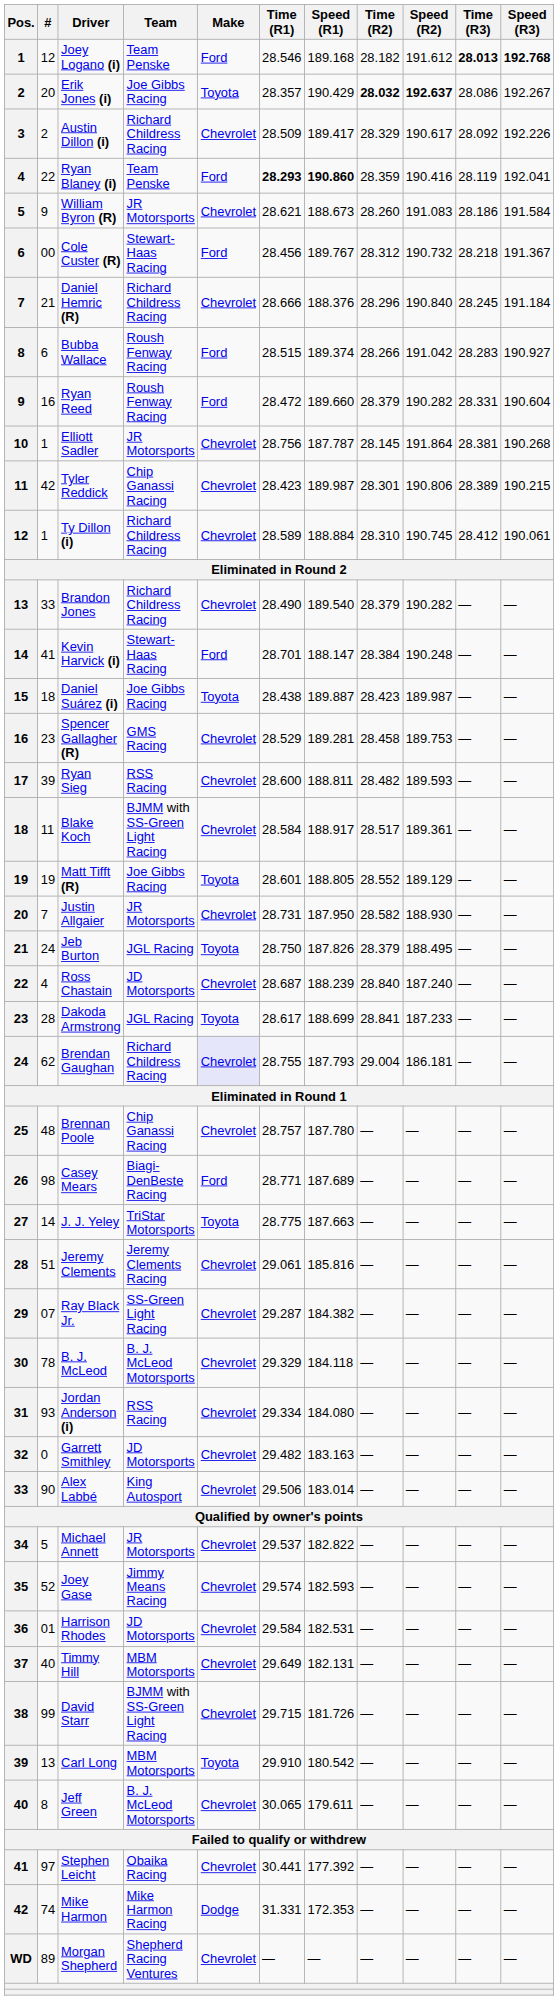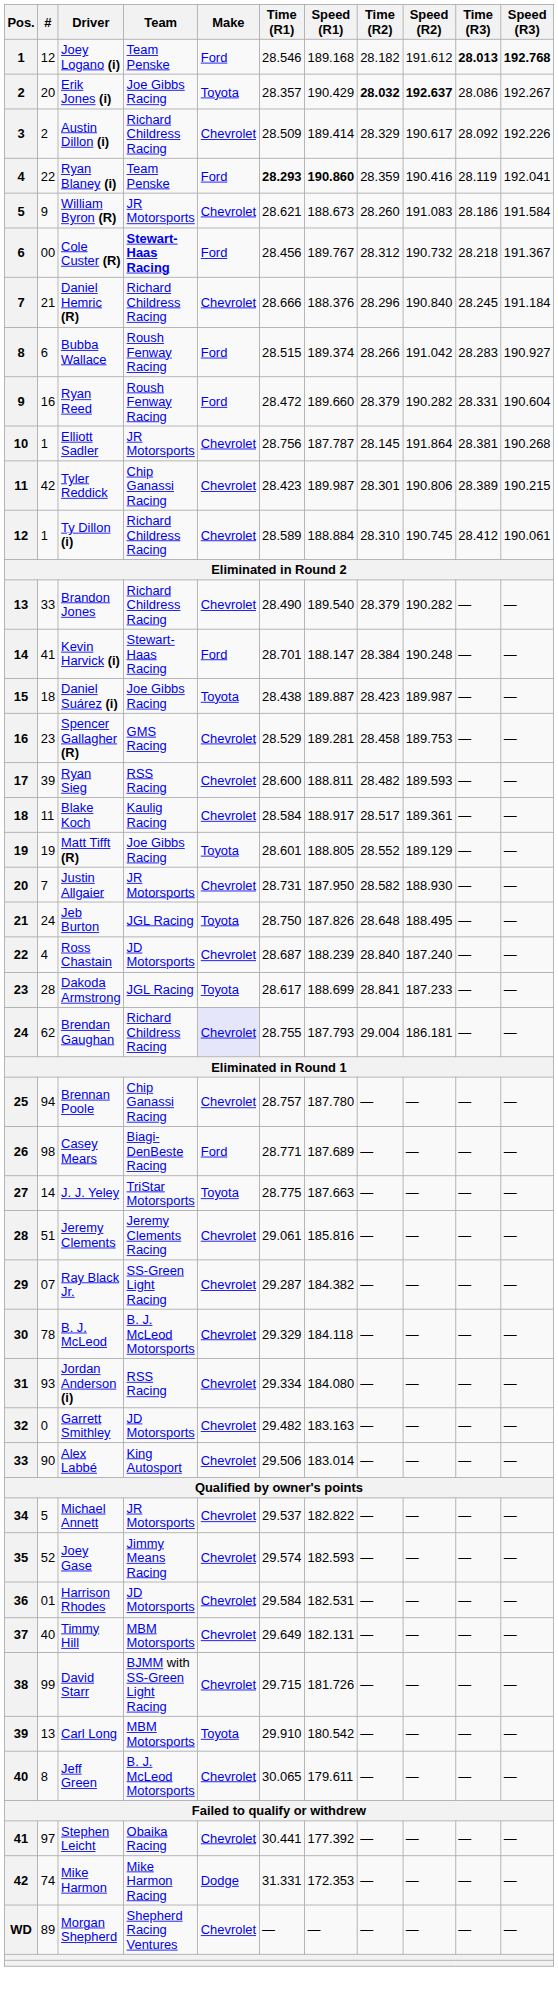(331, 134) 189.417 -> (331, 134) 189.414
(151, 253) normal -> (152, 253) bold
(158, 830) BJMM with SS-Green Light Racing -> (147, 815) Kaulig Racing
(380, 949) 28.379 -> (380, 920) 28.648
(48, 1131) 48 -> (48, 1102) 94
